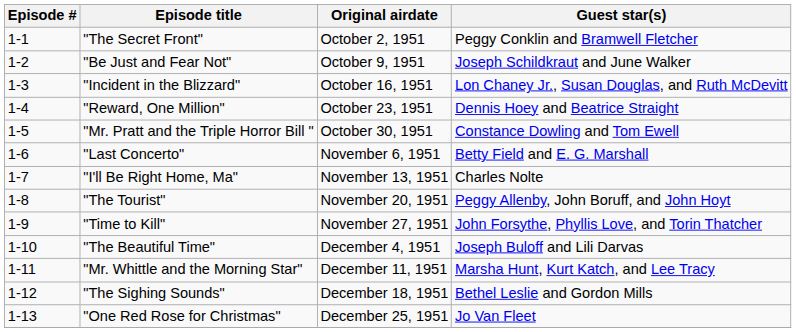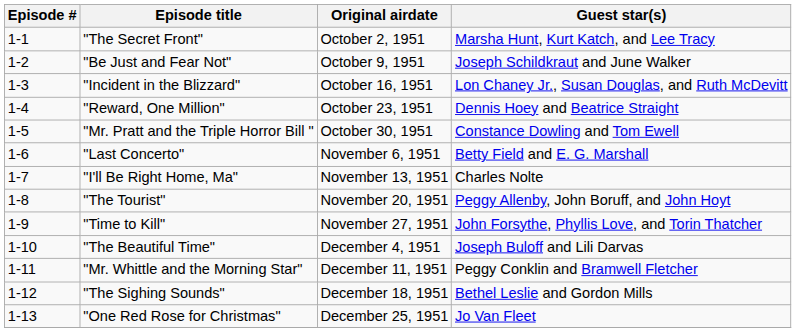(576, 39) Peggy Conklin and Bramwell Fletcher -> (585, 39) Marsha Hunt, Kurt Katch, and Lee Tracy
(585, 270) Marsha Hunt, Kurt Katch, and Lee Tracy -> (576, 270) Peggy Conklin and Bramwell Fletcher
